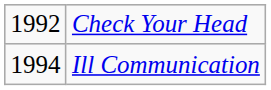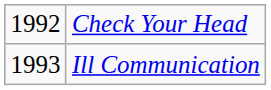(35, 63) 1994 -> (35, 63) 1993
